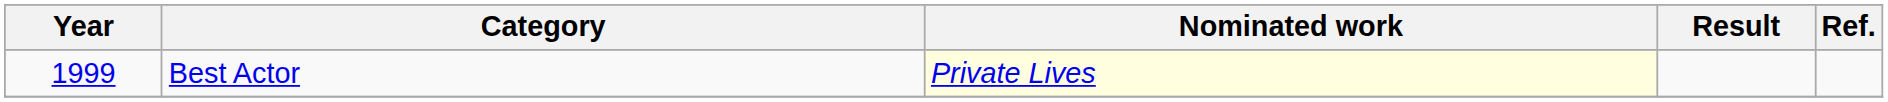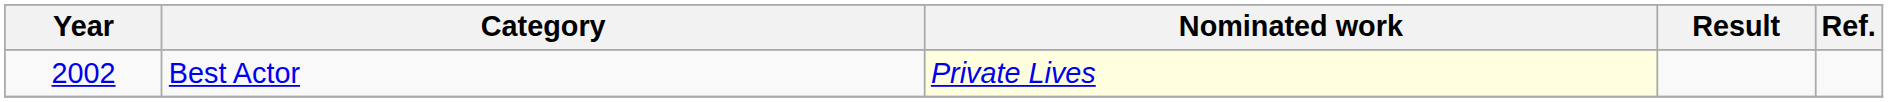(84, 73) 1999 -> (84, 73) 2002
